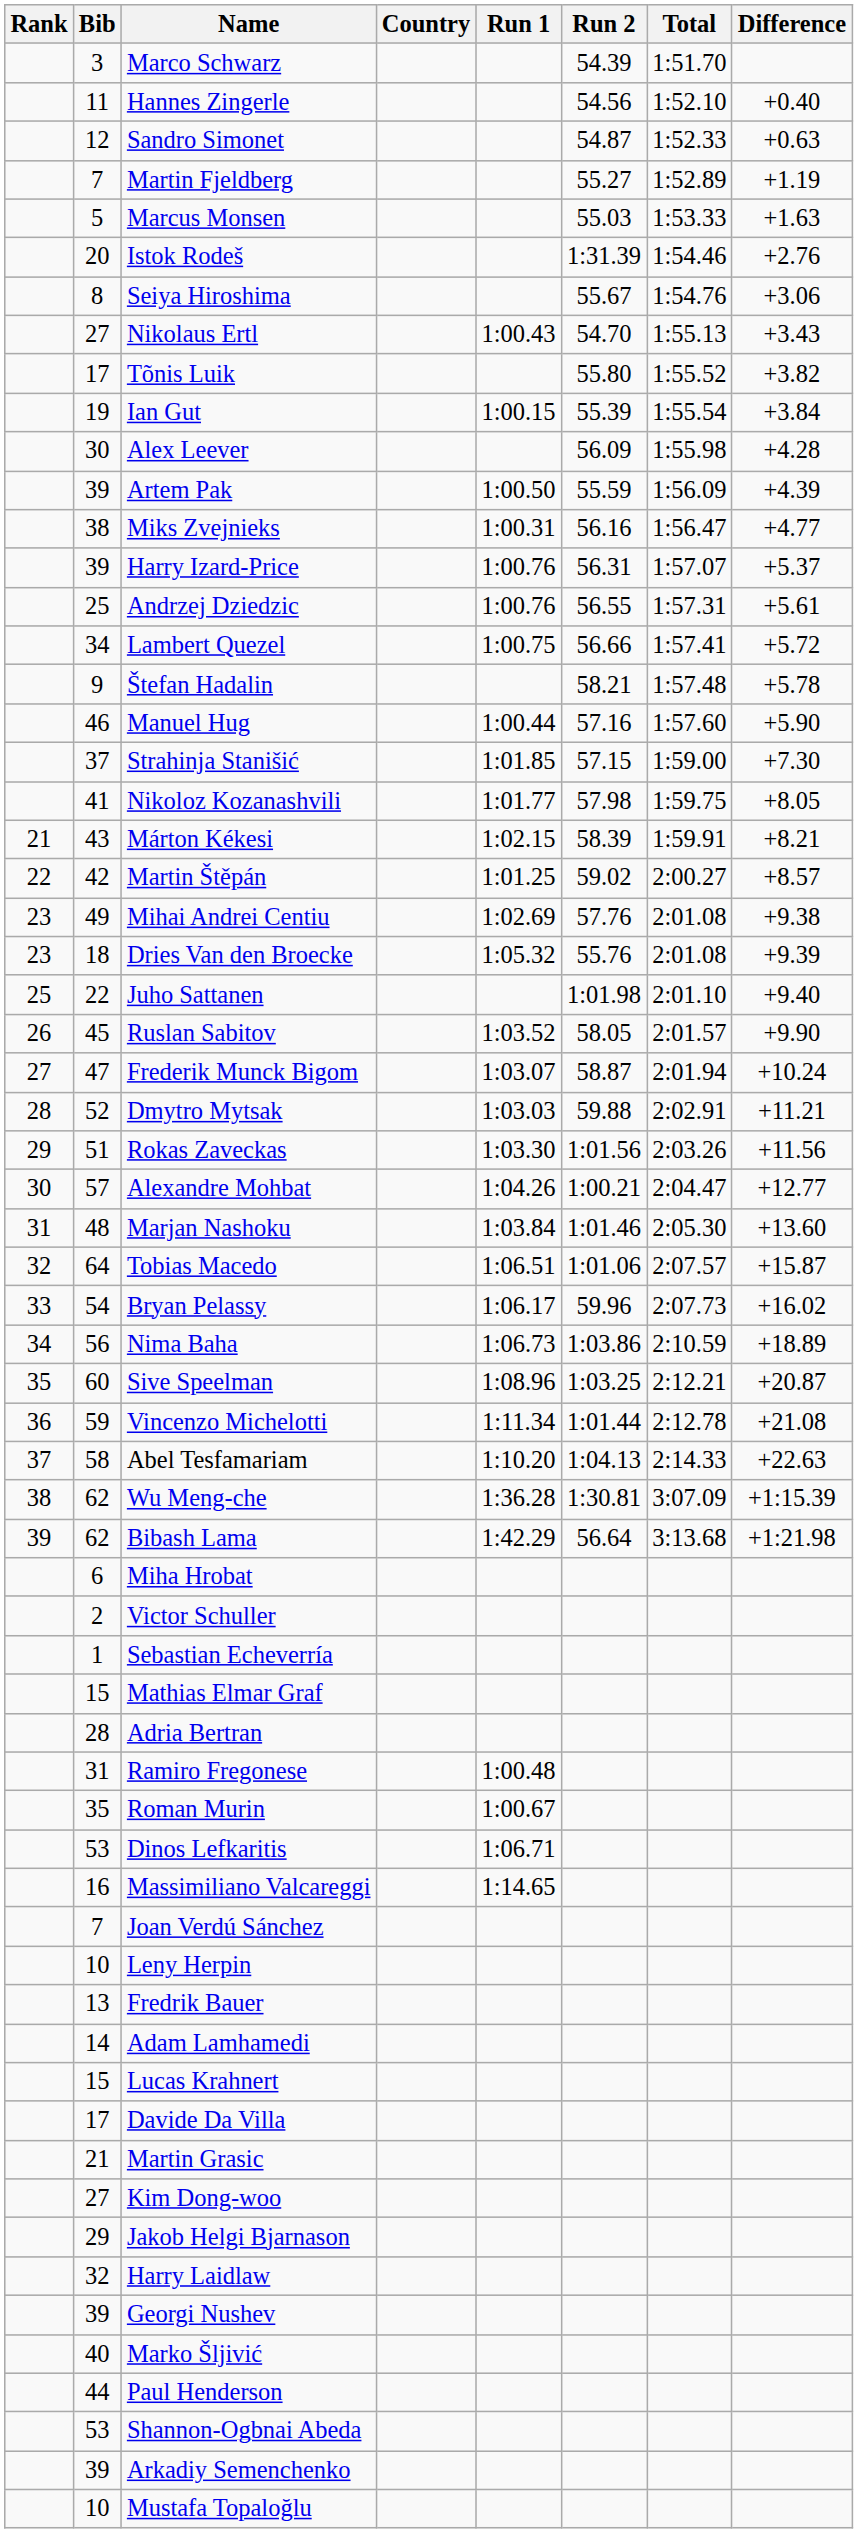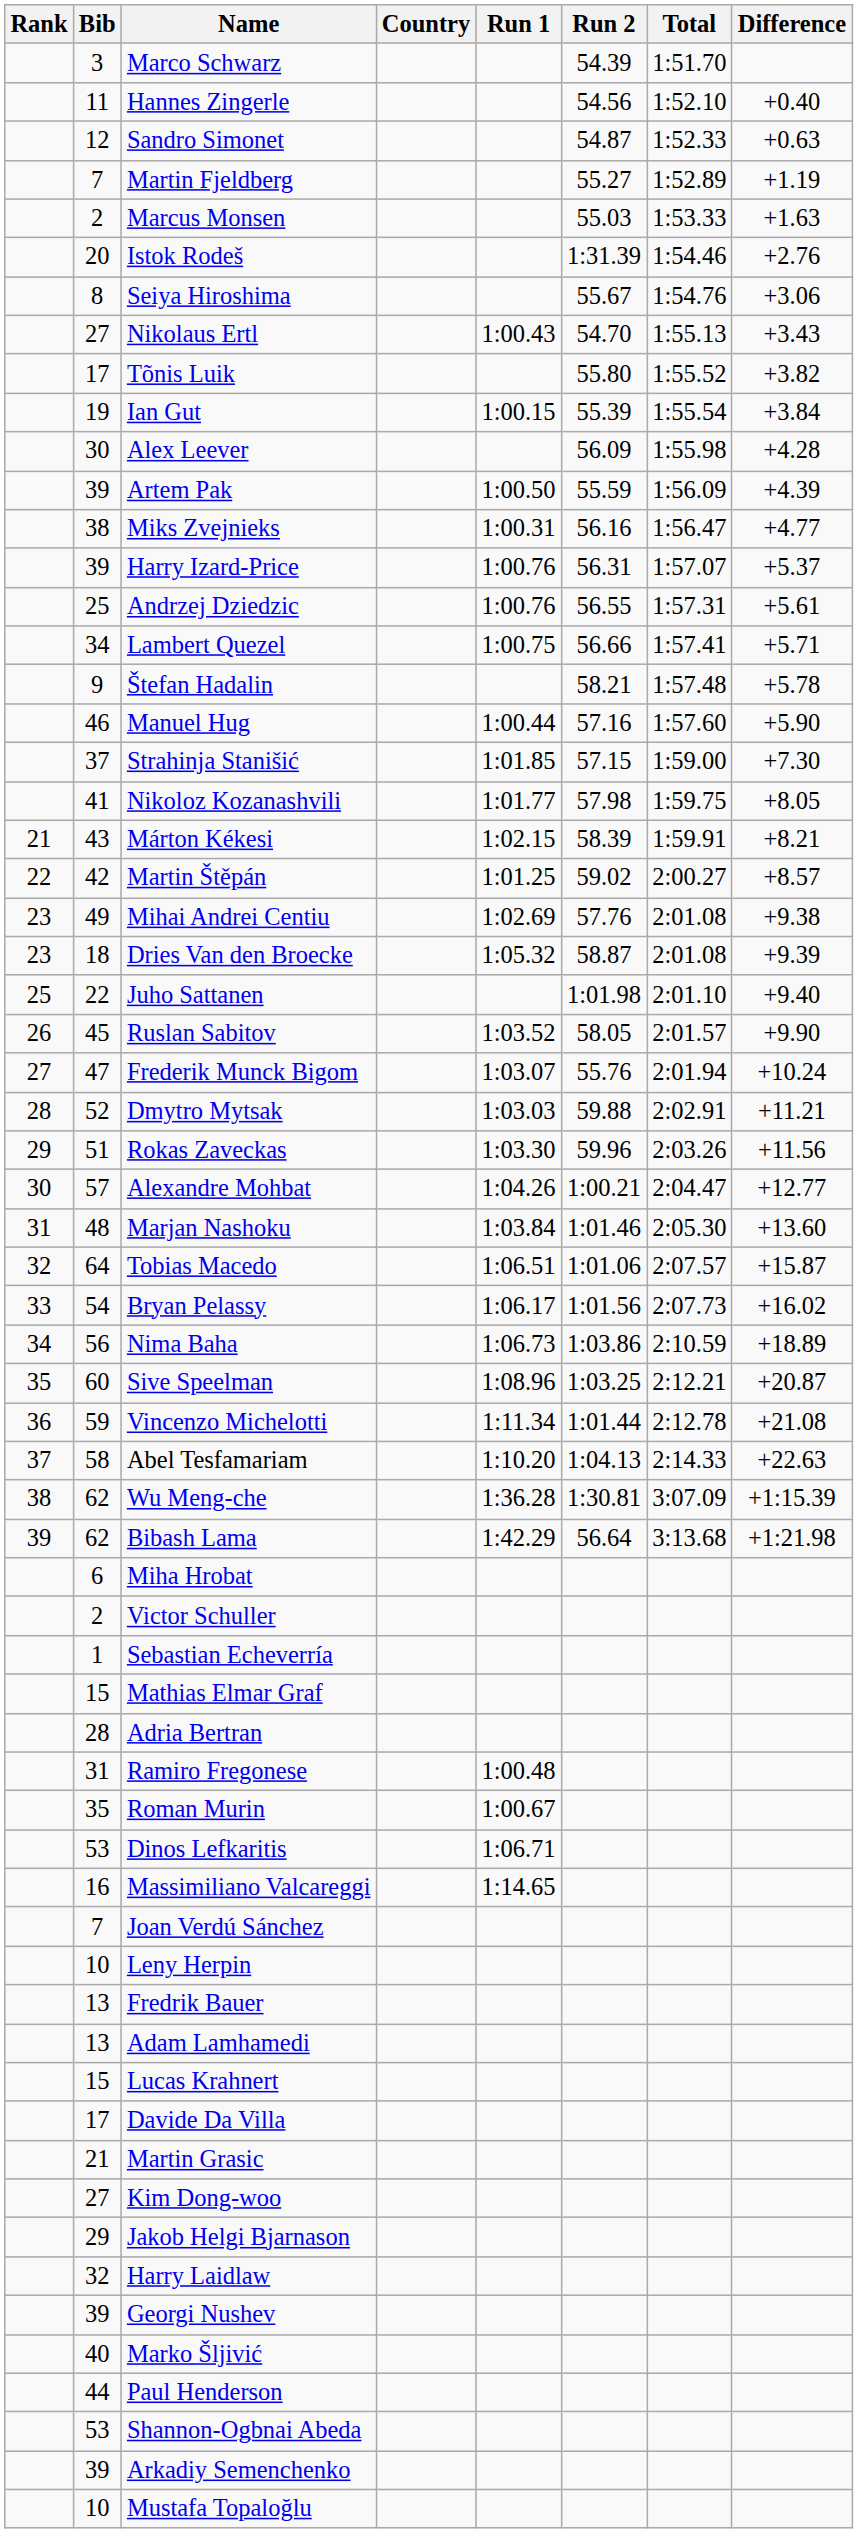(97, 218) 5 -> (97, 218) 2
(792, 645) +5.72 -> (792, 645) +5.71
(604, 955) 55.76 -> (604, 955) 58.87
(604, 1072) 58.87 -> (604, 1072) 55.76
(604, 1149) 1:01.56 -> (604, 1149) 59.96
(604, 1305) 59.96 -> (604, 1305) 1:01.56
(97, 2042) 14 -> (97, 2042) 13
